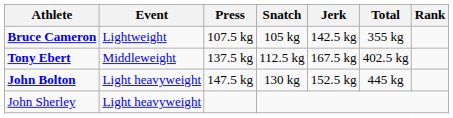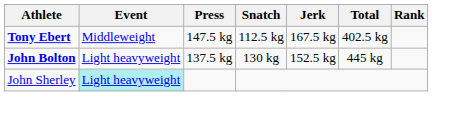- row: (52, 37)
(230, 58) 137.5 kg -> (209, 37) 147.5 kg
(230, 80) 147.5 kg -> (209, 58) 137.5 kg
(152, 102) no background -> (131, 80) paleturquoise background
